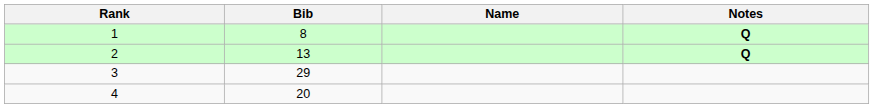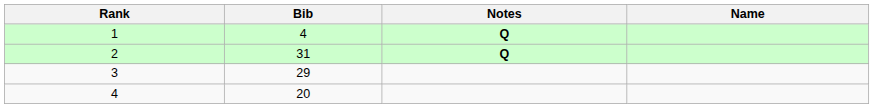columns swapped: (502, 14) <-> (746, 14)
(303, 34) 8 -> (303, 34) 4
(303, 53) 13 -> (303, 53) 31
